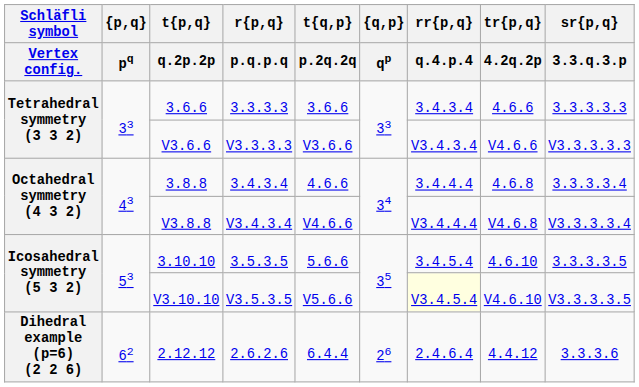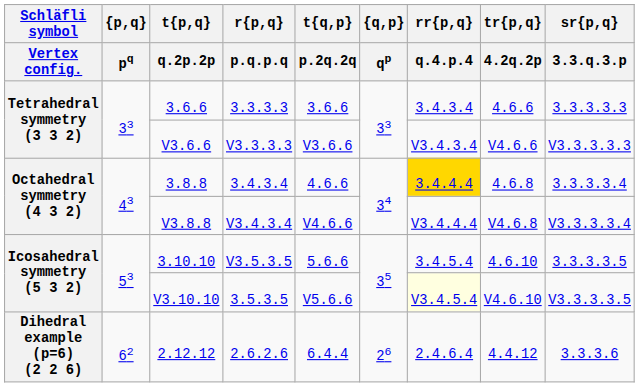(444, 185) no background -> (444, 185) gold background
(259, 262) 3.5.3.5 -> (259, 262) V3.5.3.5
(259, 300) V3.5.3.5 -> (259, 300) 3.5.3.5
